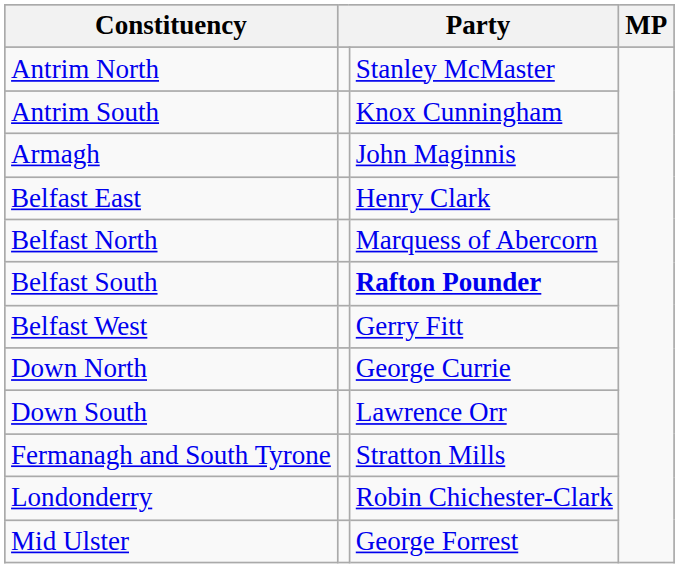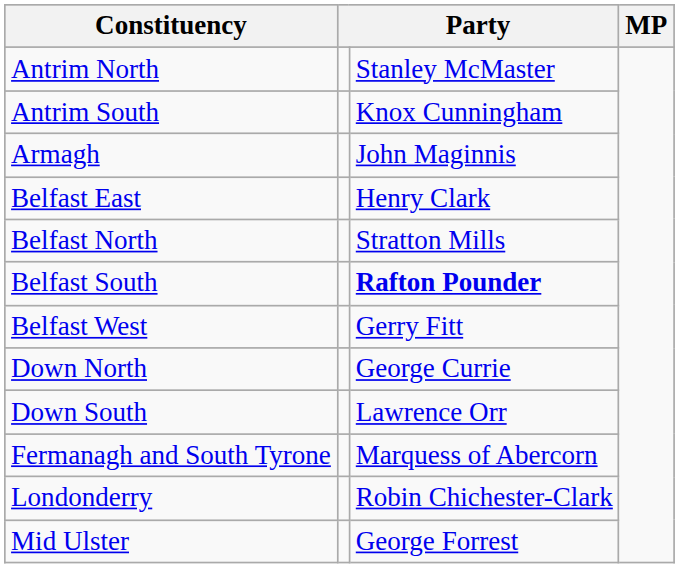(477, 240) Marquess of Abercorn -> (431, 240) Stratton Mills
(431, 454) Stratton Mills -> (477, 454) Marquess of Abercorn
